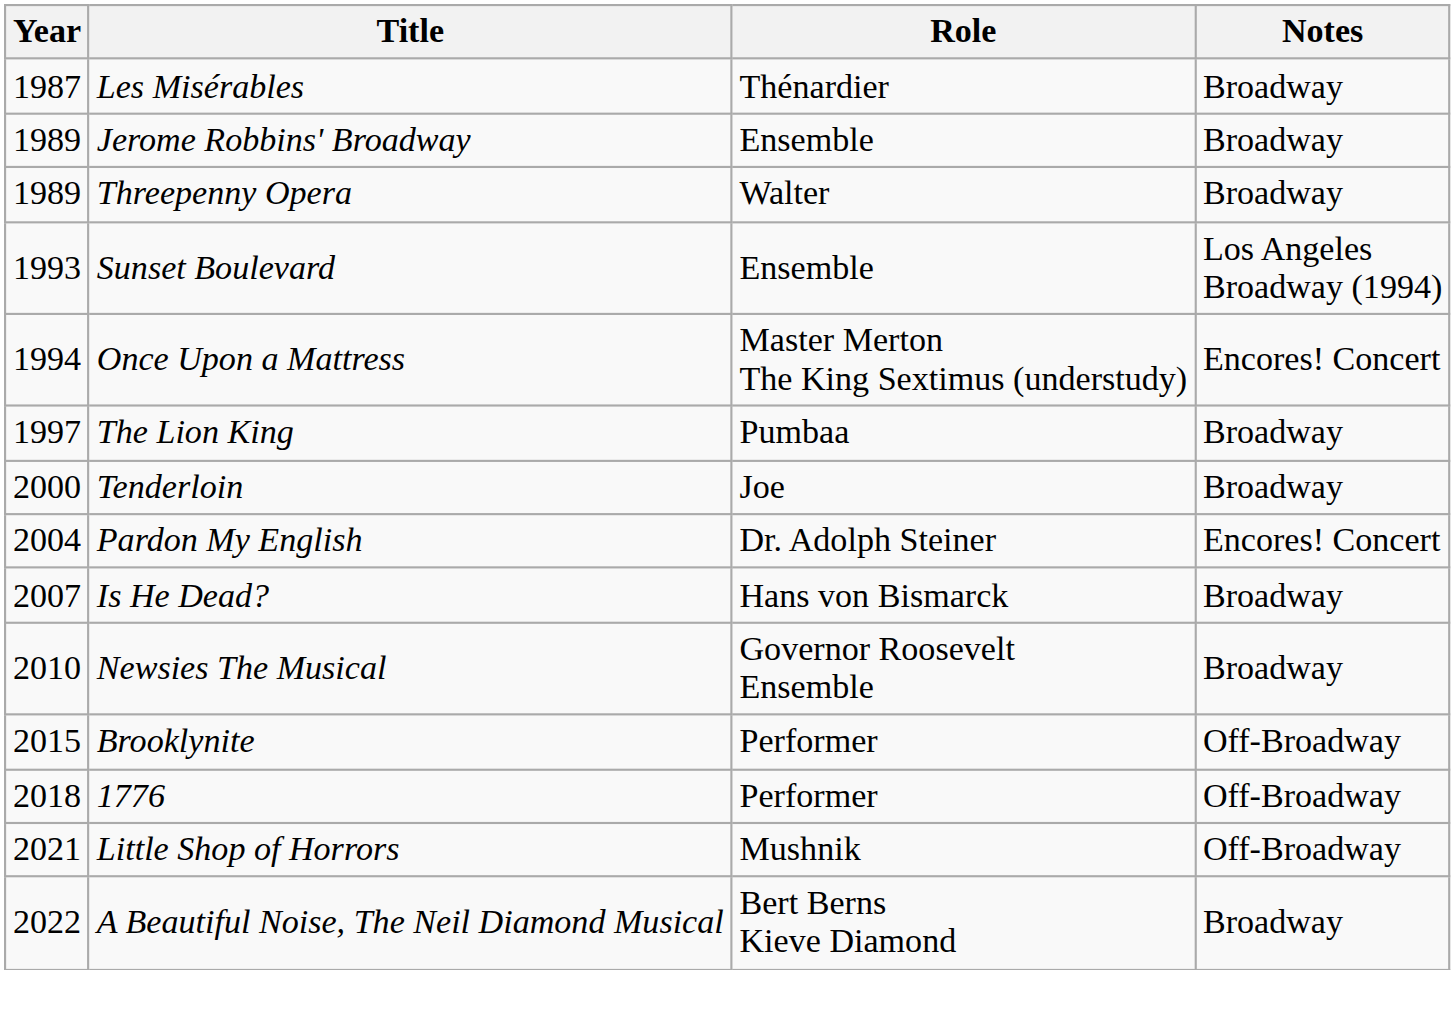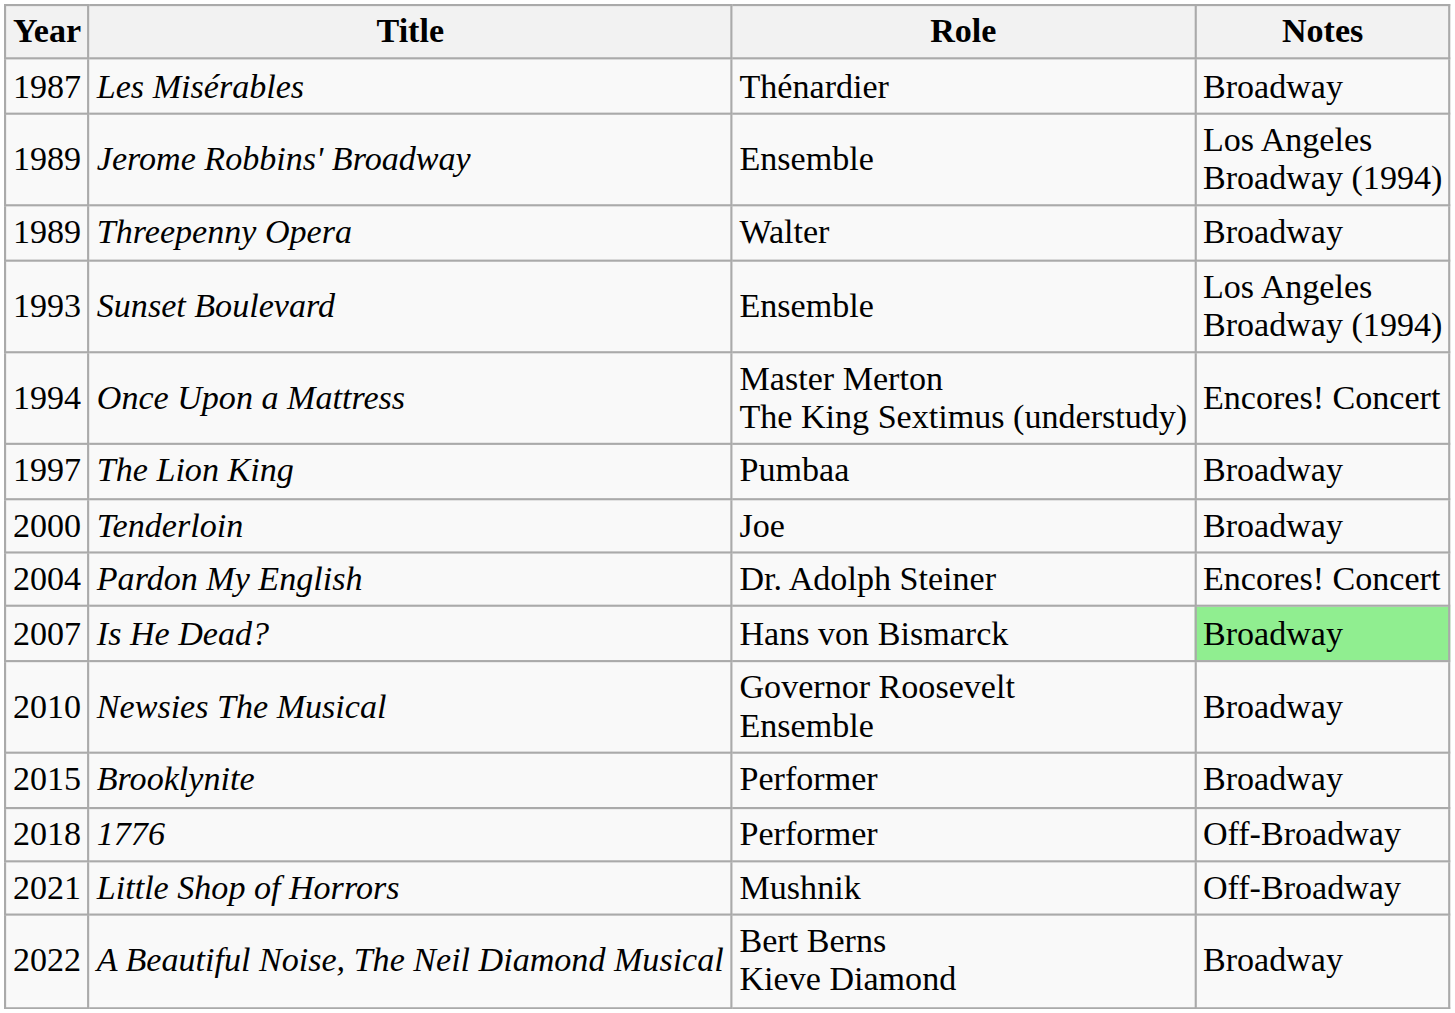(1273, 139) Broadway -> (1323, 158) Los Angeles Broadway (1994)
(1273, 594) no background -> (1273, 632) lightgreen background
(1302, 741) Off-Broadway -> (1273, 779) Broadway
